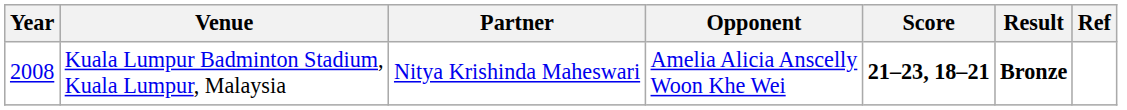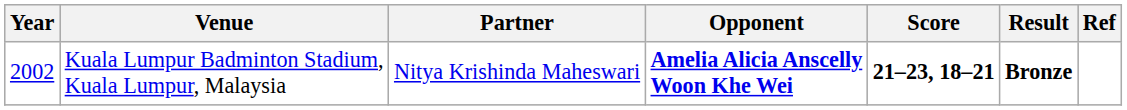(32, 72) 2008 -> (32, 72) 2002
(754, 72) normal -> (756, 72) bold
